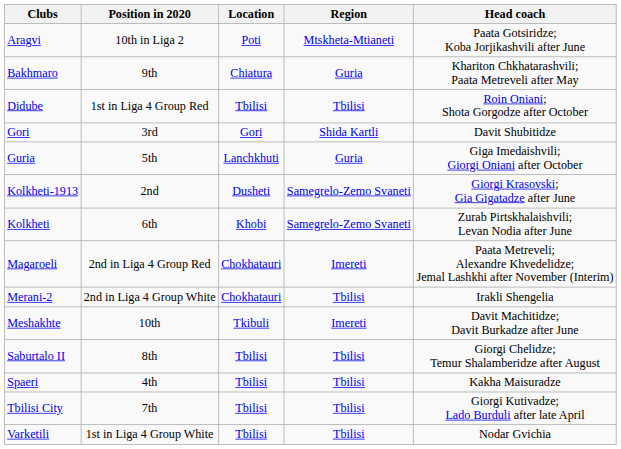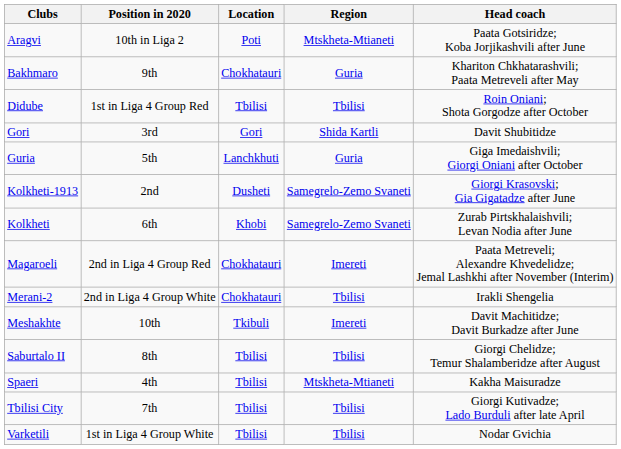(251, 73) Chiatura -> (251, 73) Chokhatauri
(349, 382) Tbilisi -> (349, 382) Mtskheta-Mtianeti
